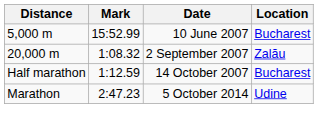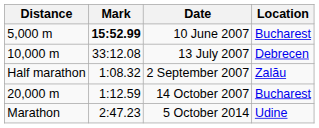(116, 34) normal -> (116, 34) bold
+ row: (214, 53)
(33, 53) 20,000 m -> (46, 73) Half marathon
(46, 73) Half marathon -> (33, 93) 20,000 m
